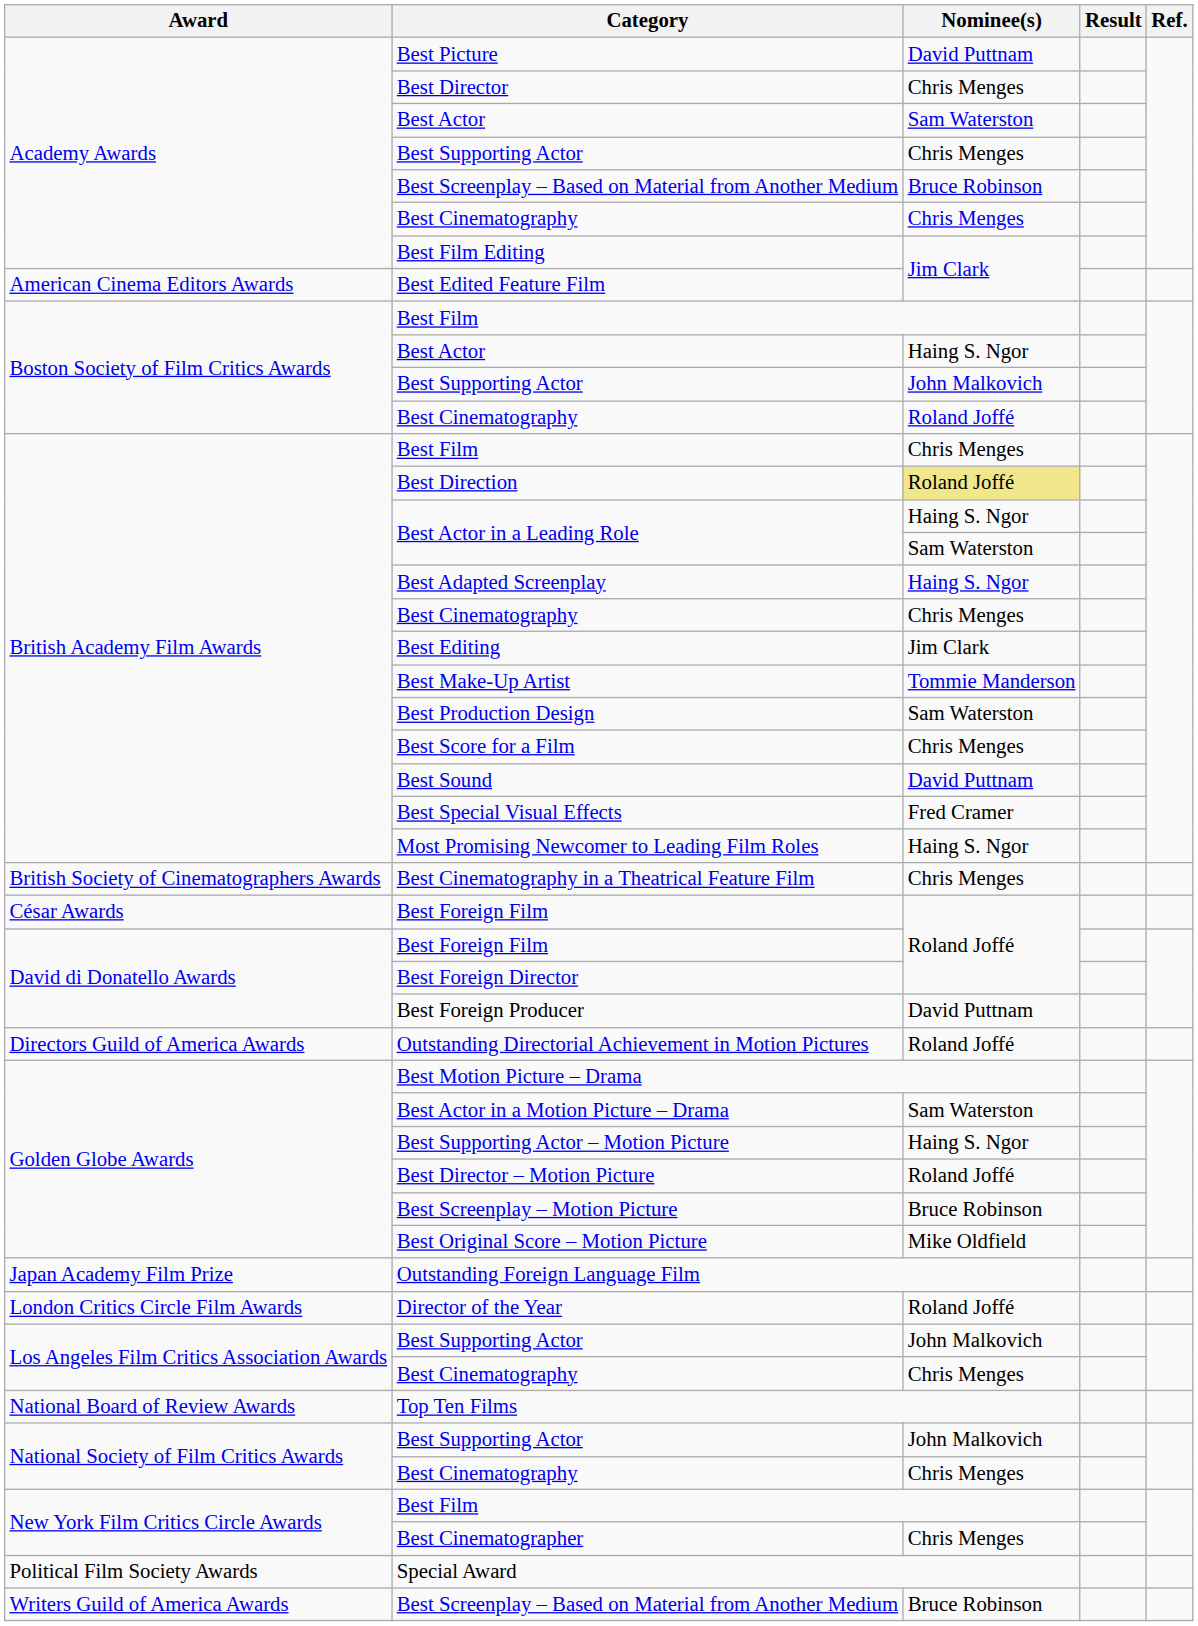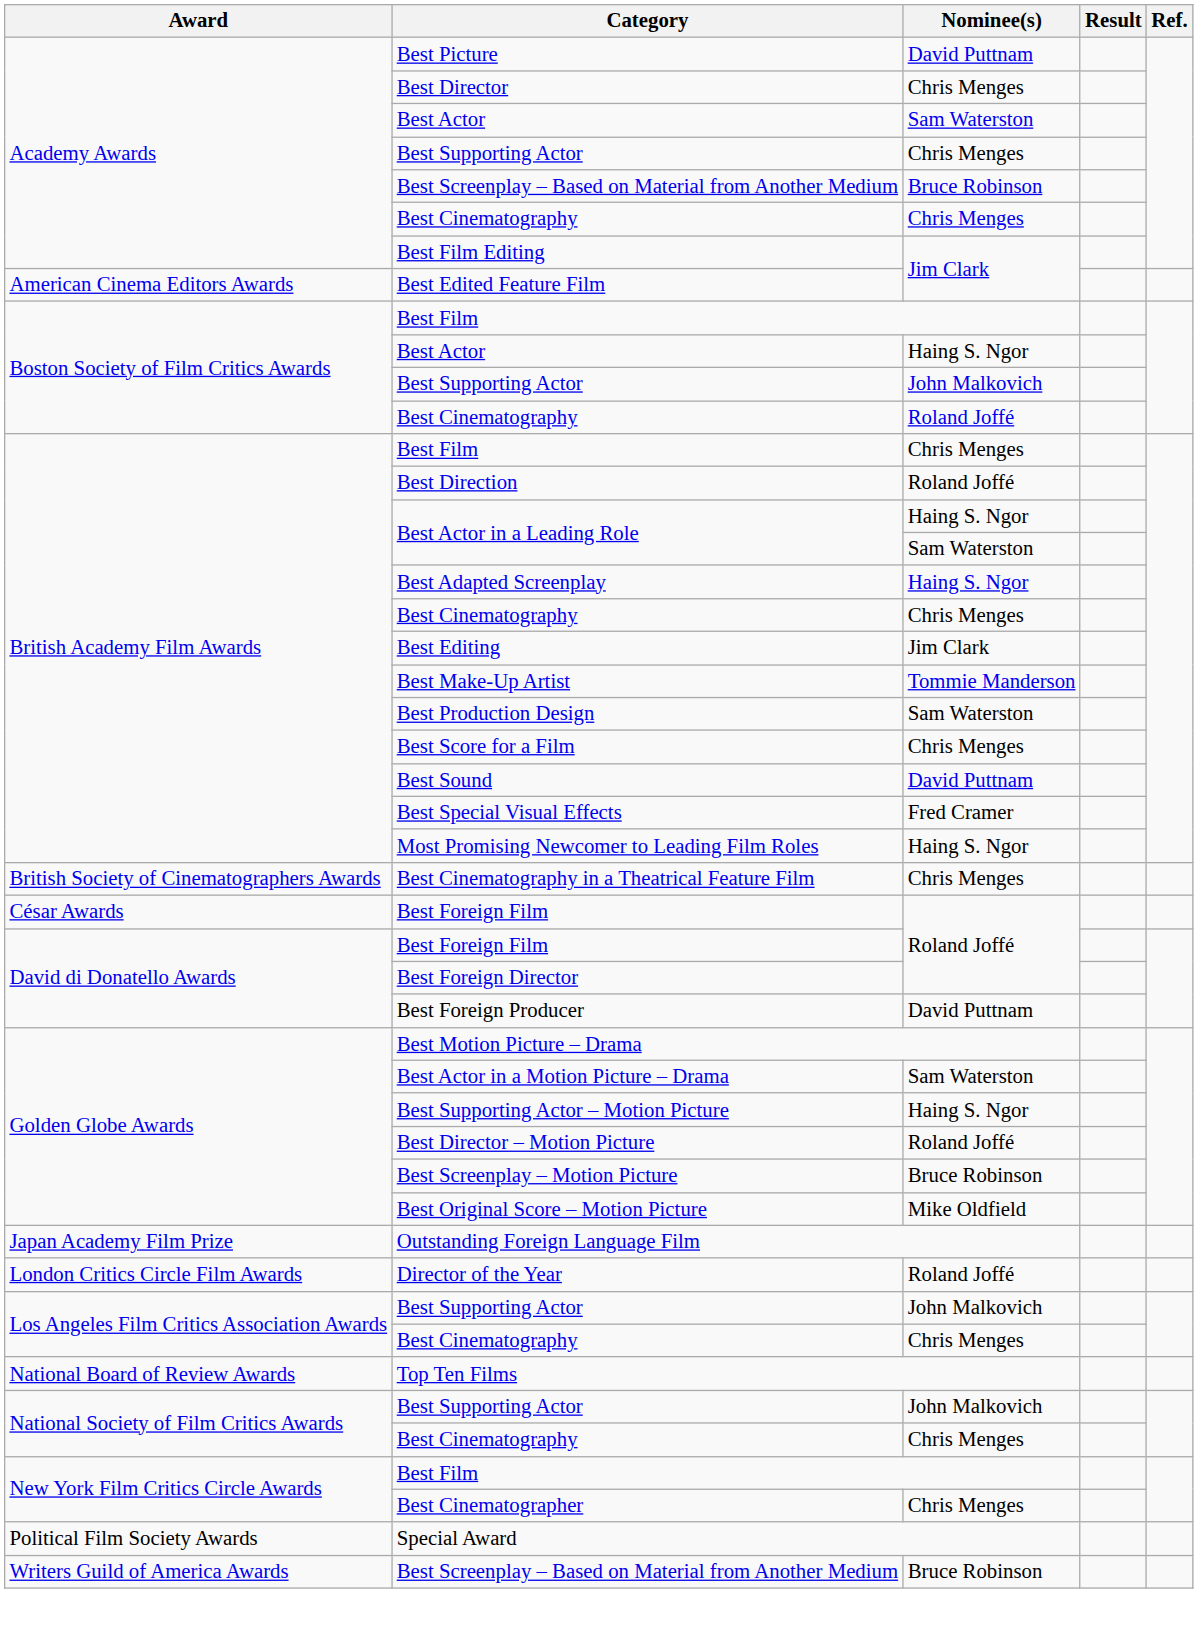(961, 482) khaki background -> (961, 482) no background
- row: (157, 1043)
